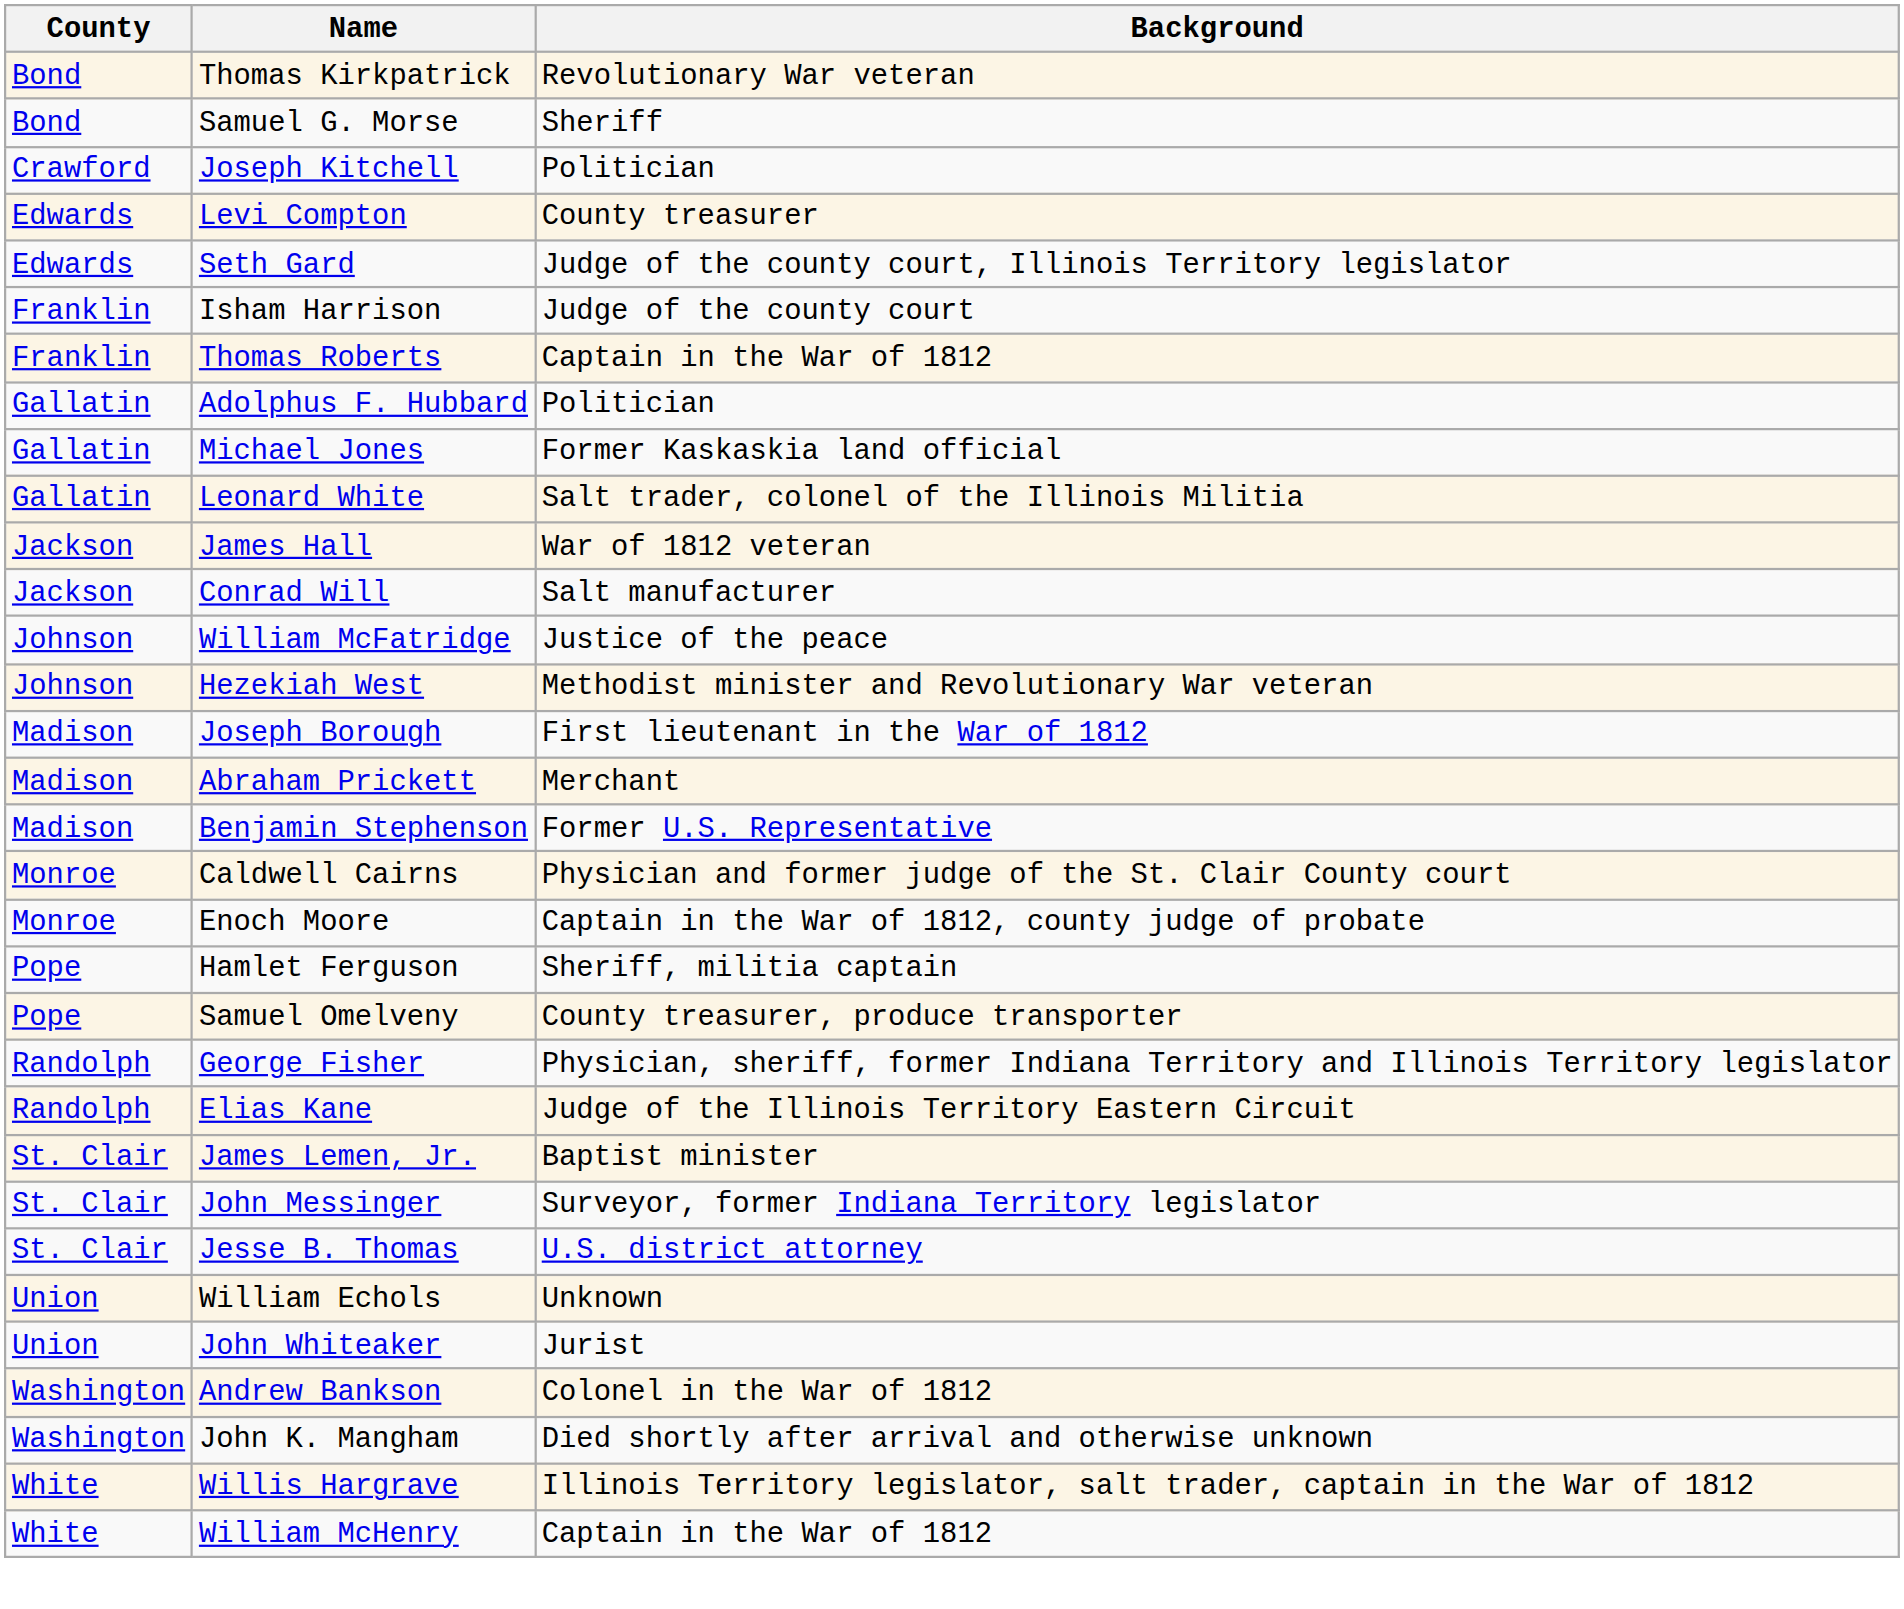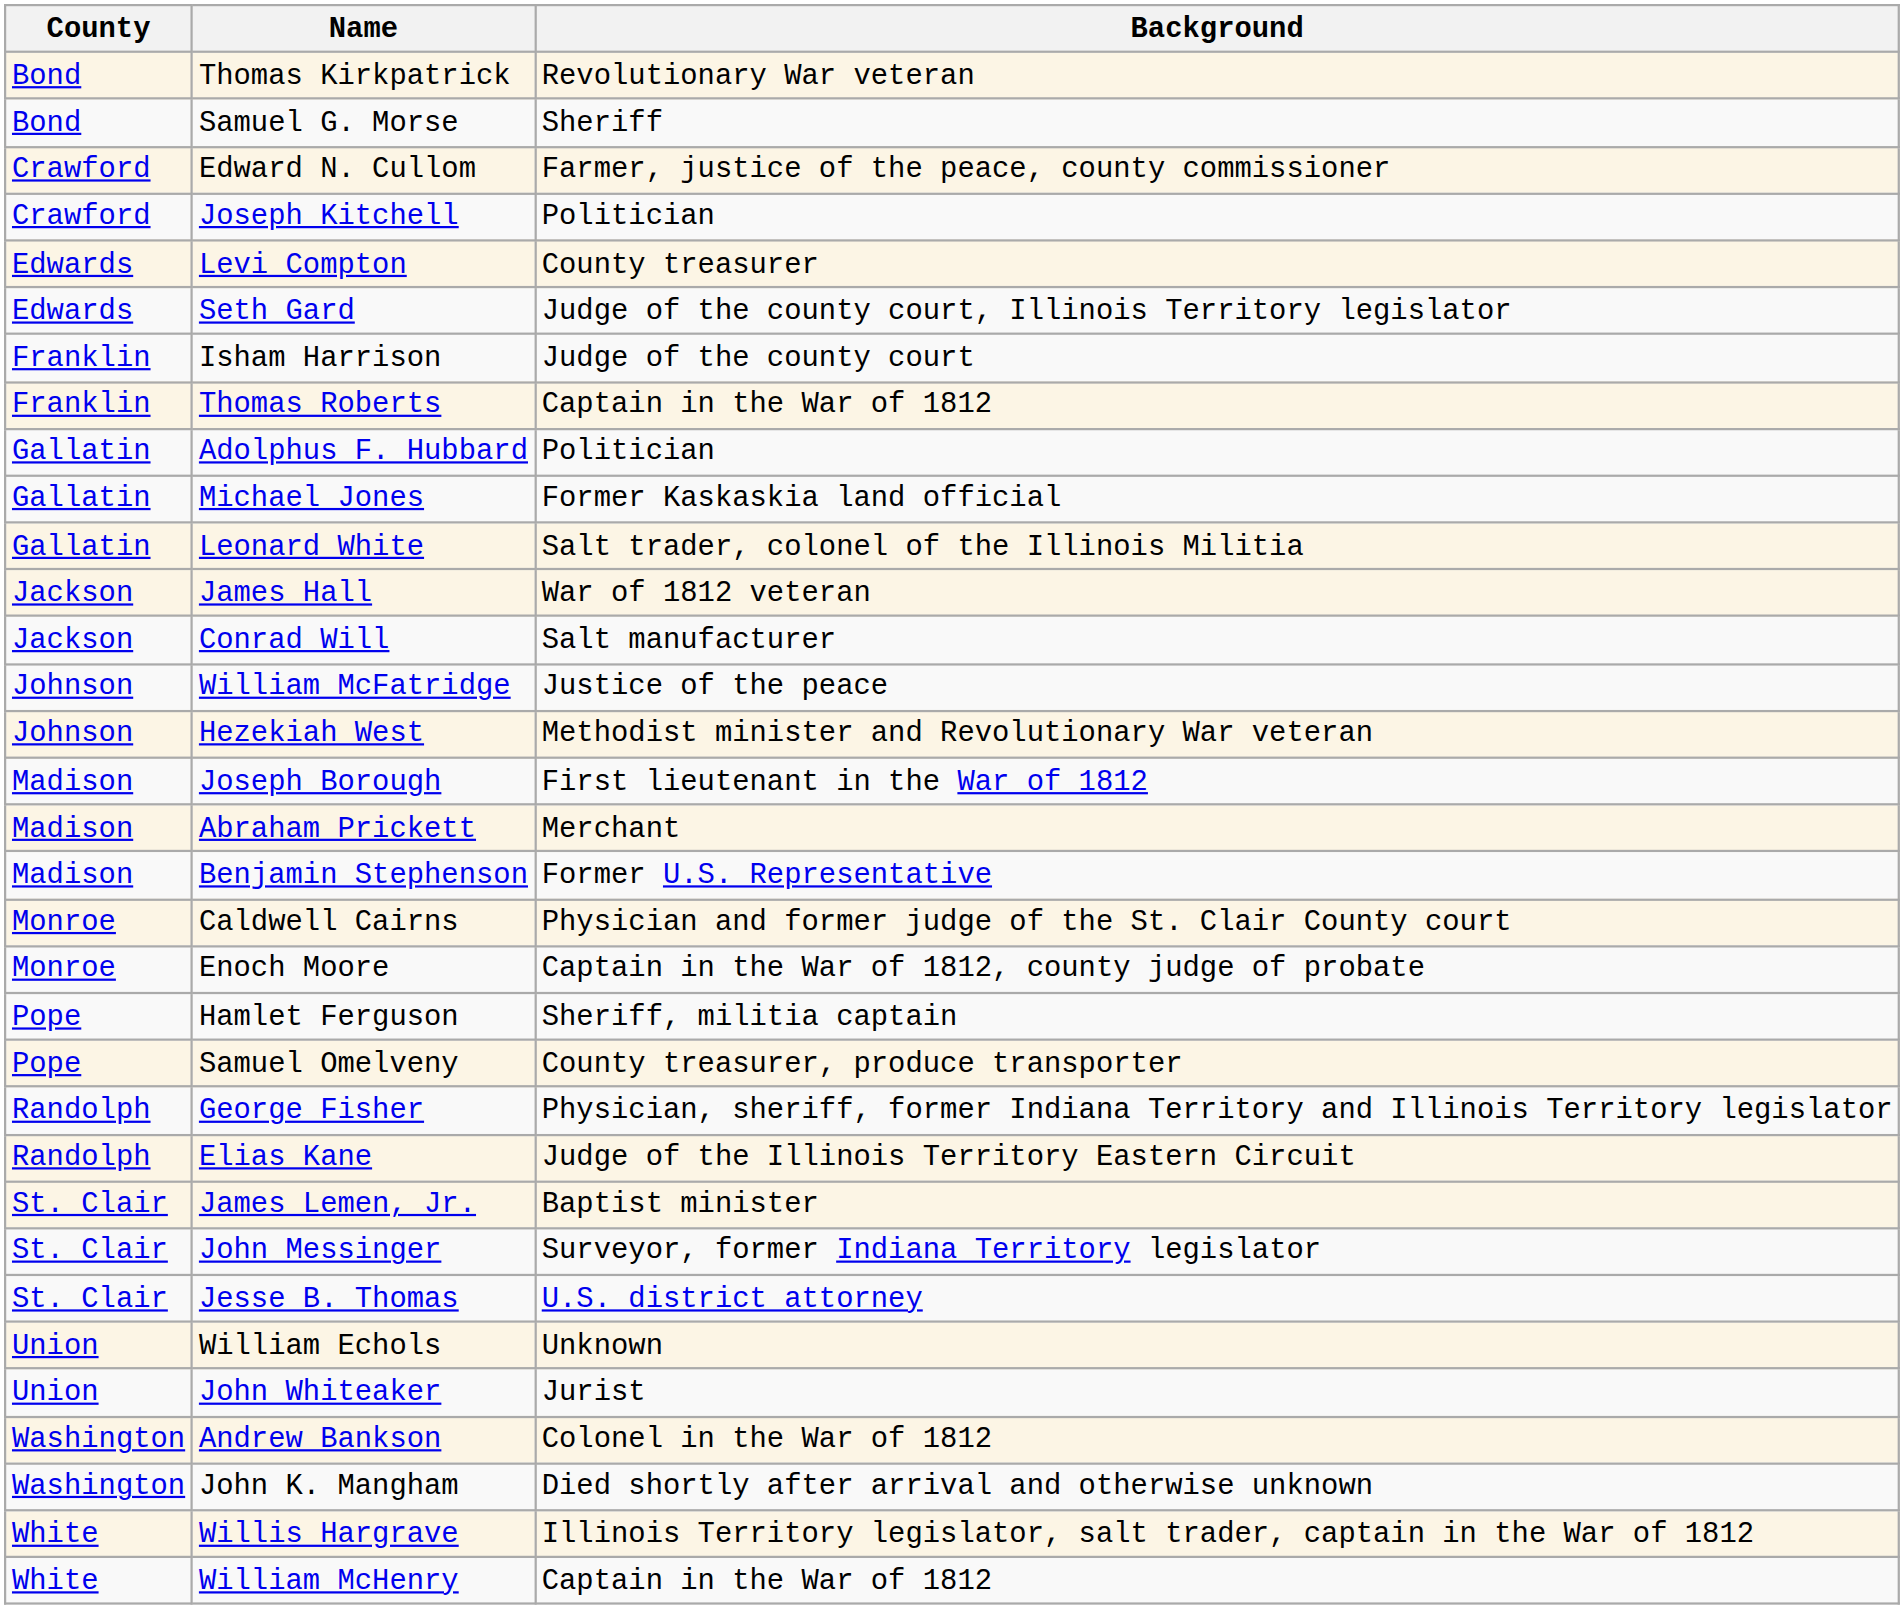+ row: (337, 170)
